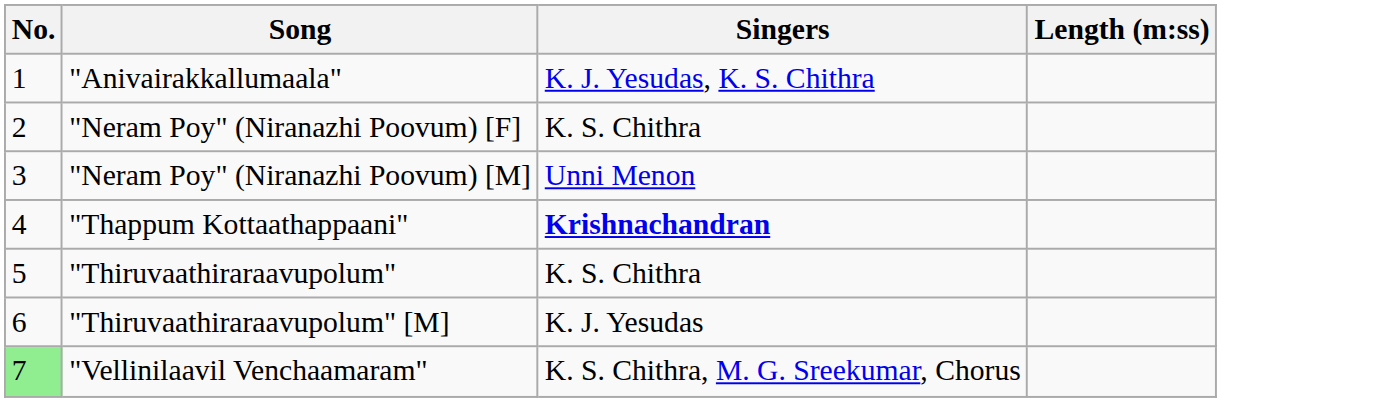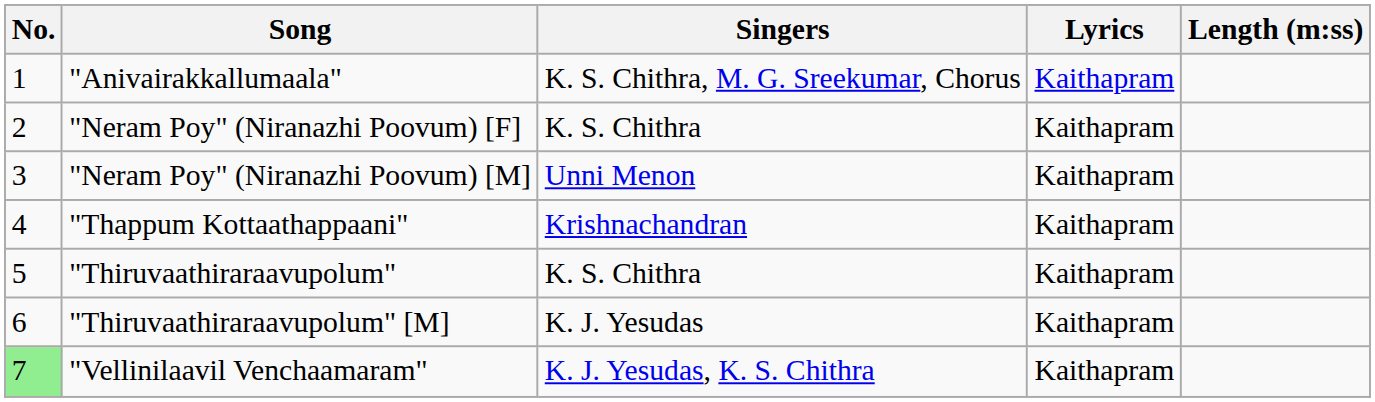+ column: (1104, 29)
(710, 77) K. J. Yesudas, K. S. Chithra -> (783, 77) K. S. Chithra, M. G. Sreekumar, Chorus
(658, 224) bold -> (646, 224) normal
(783, 371) K. S. Chithra, M. G. Sreekumar, Chorus -> (710, 371) K. J. Yesudas, K. S. Chithra
